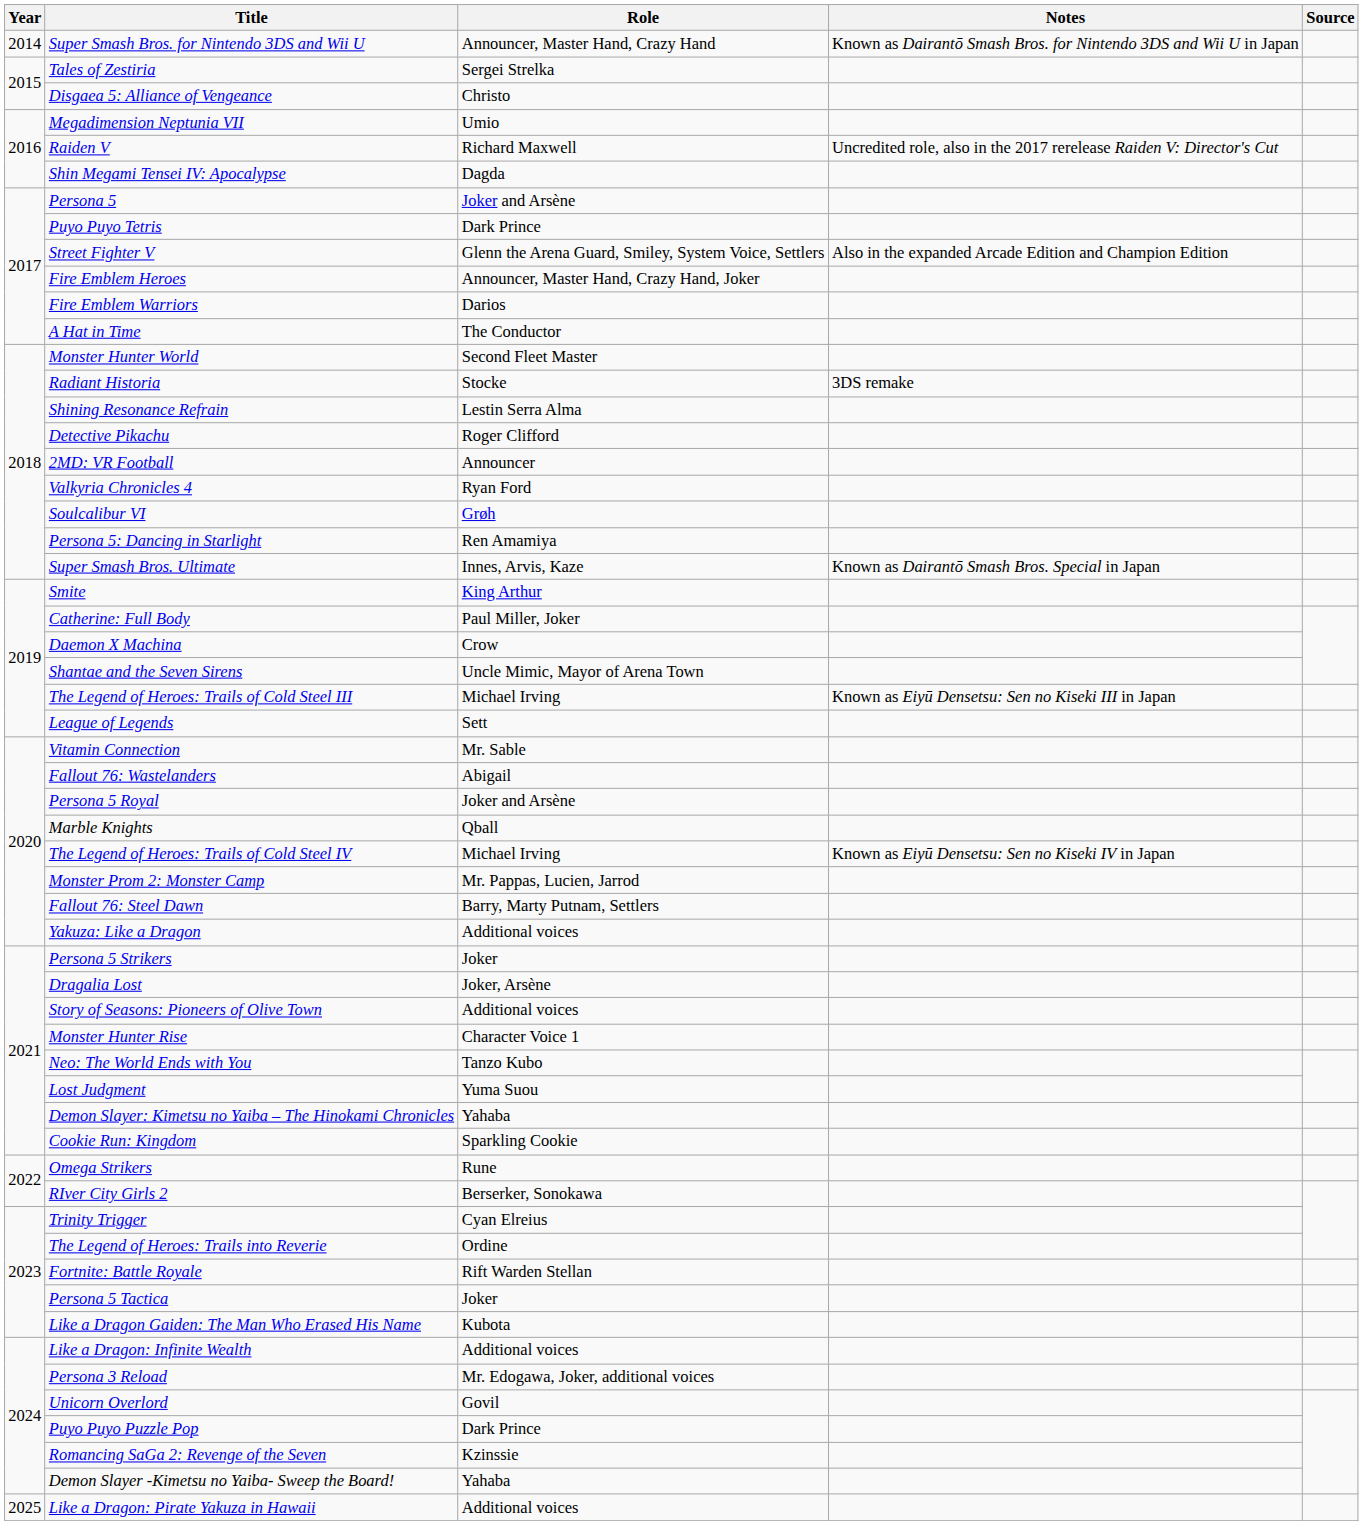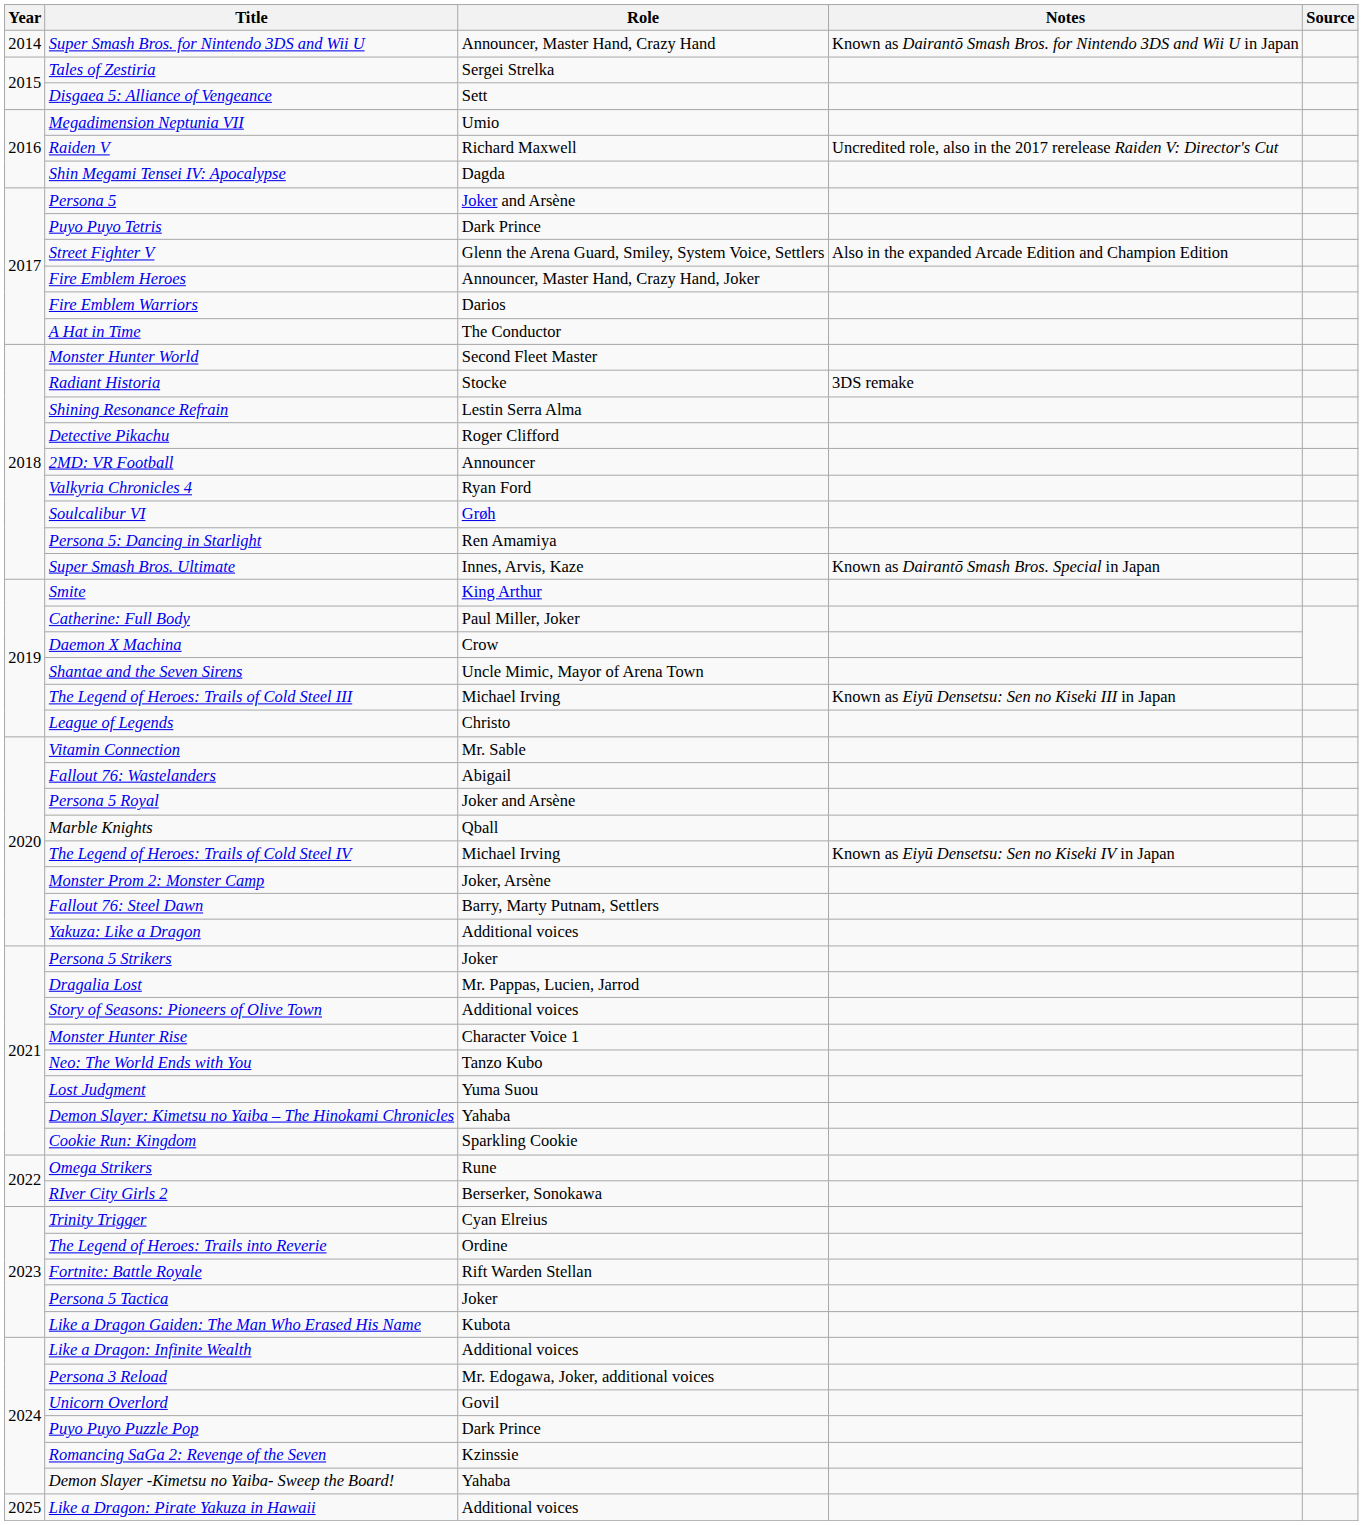(486, 95) Christo -> (475, 95) Sett
(475, 723) Sett -> (486, 723) Christo
(551, 880) Mr. Pappas, Lucien, Jarrod -> (506, 880) Joker, Arsène
(506, 984) Joker, Arsène -> (551, 984) Mr. Pappas, Lucien, Jarrod
